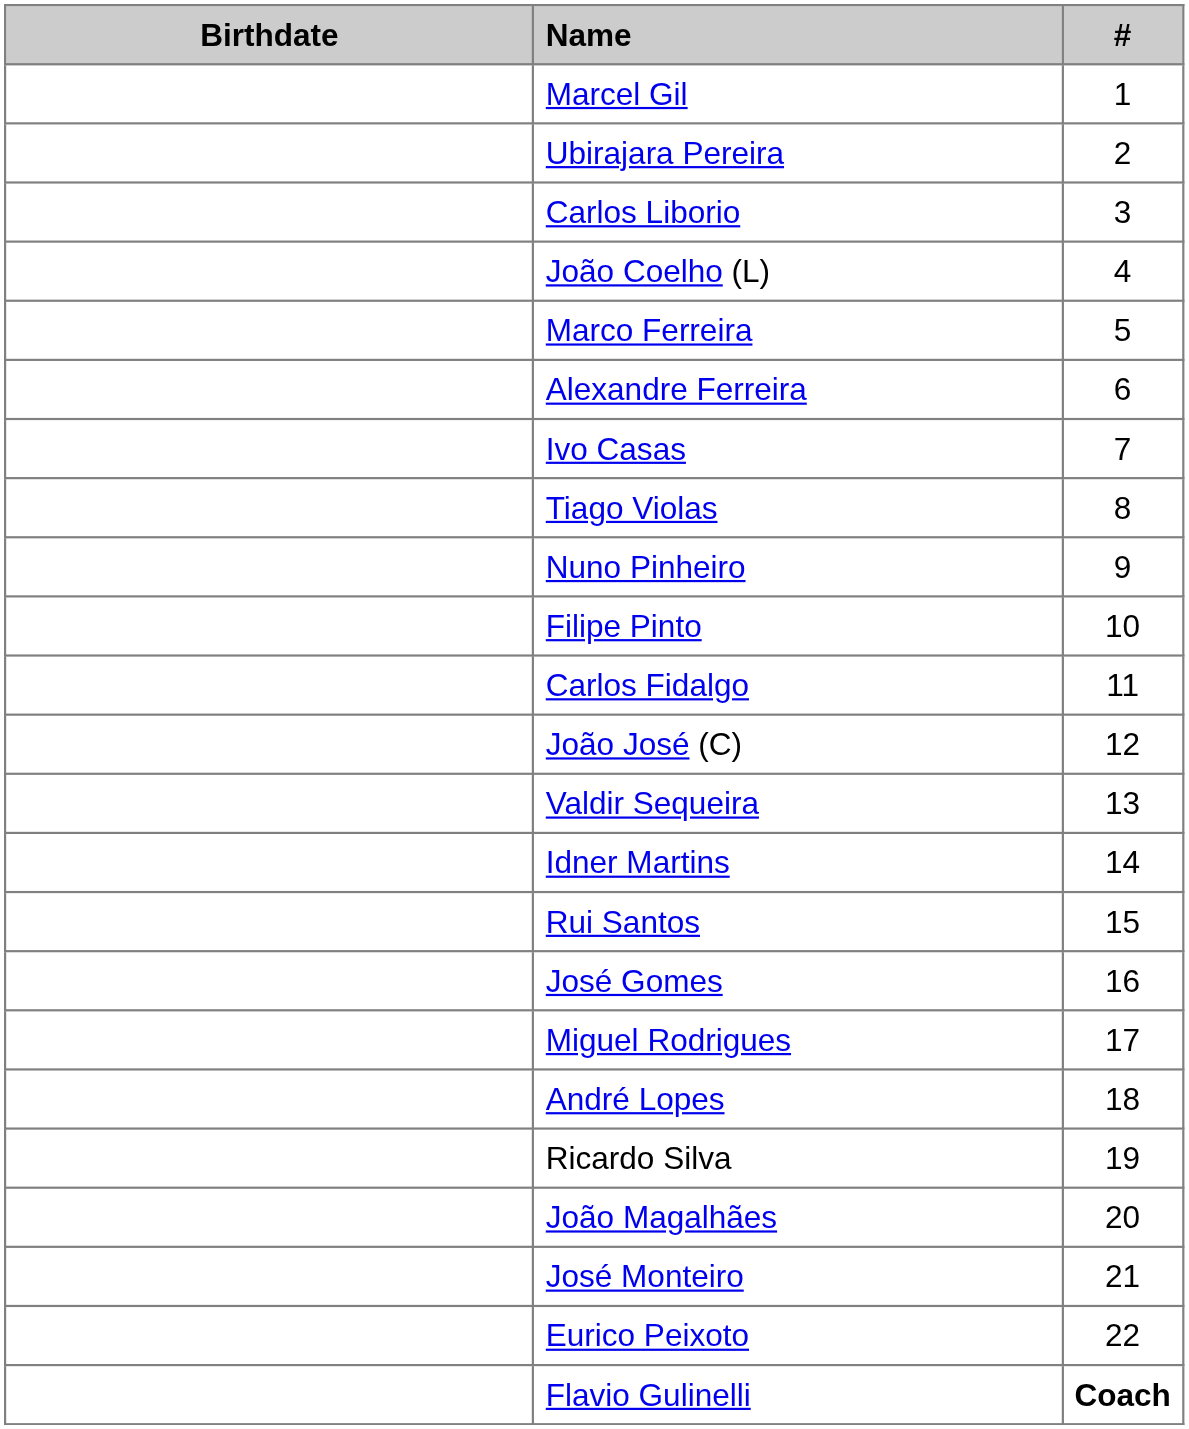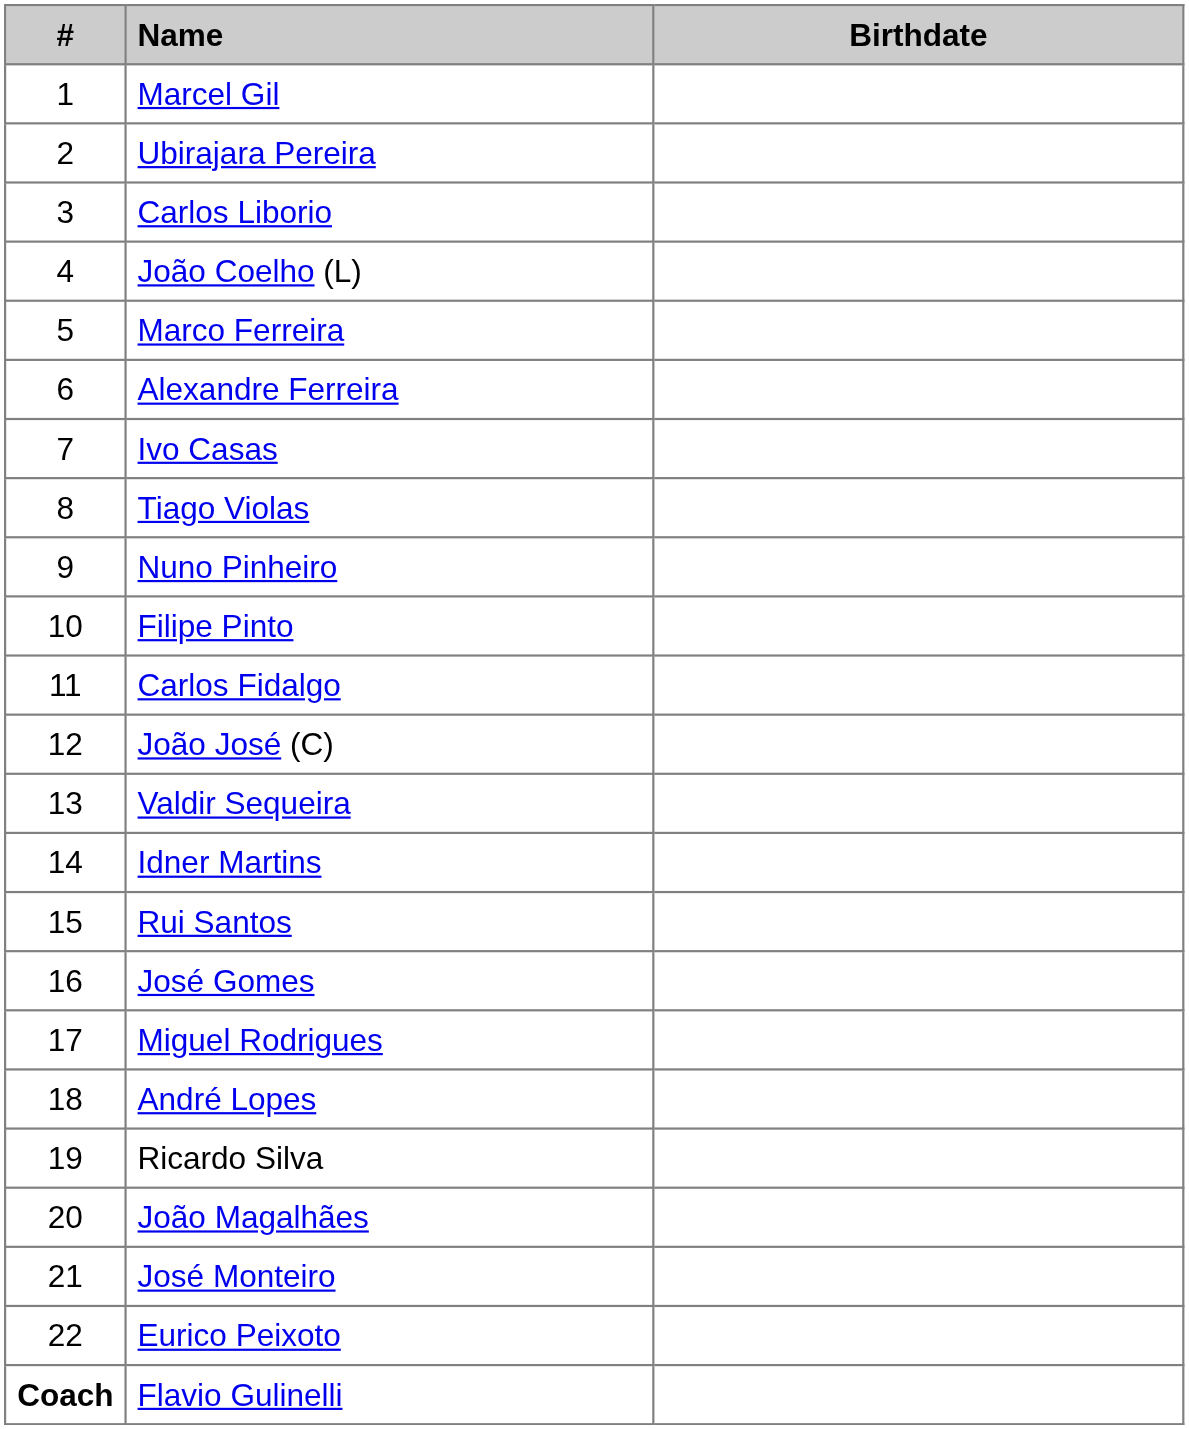columns swapped: (1123, 35) <-> (269, 35)
